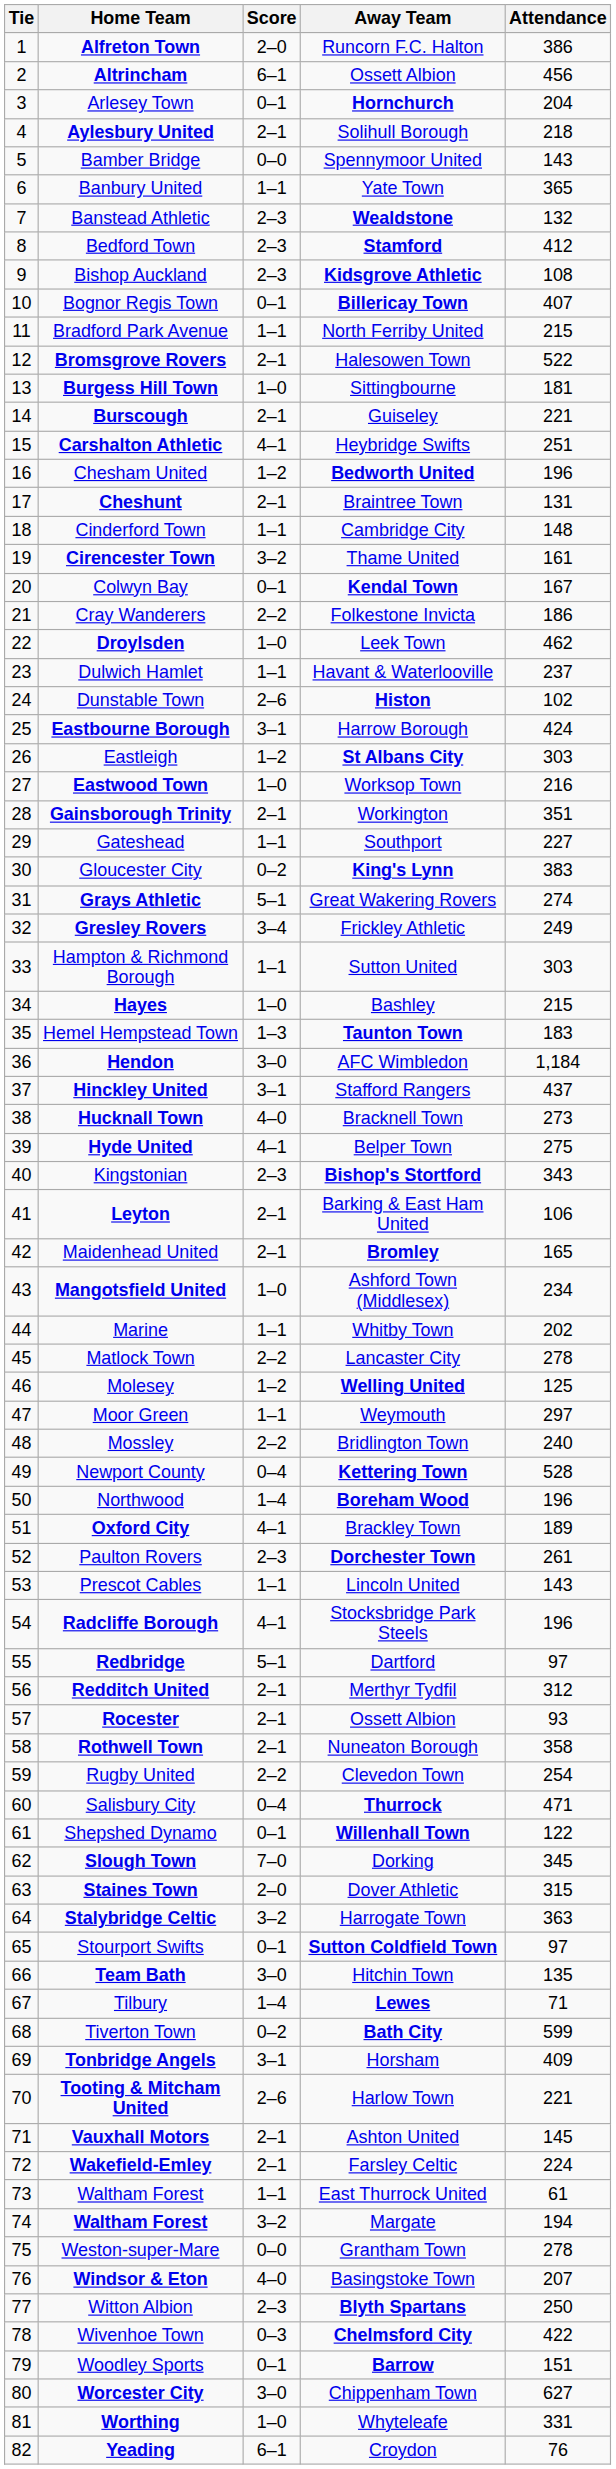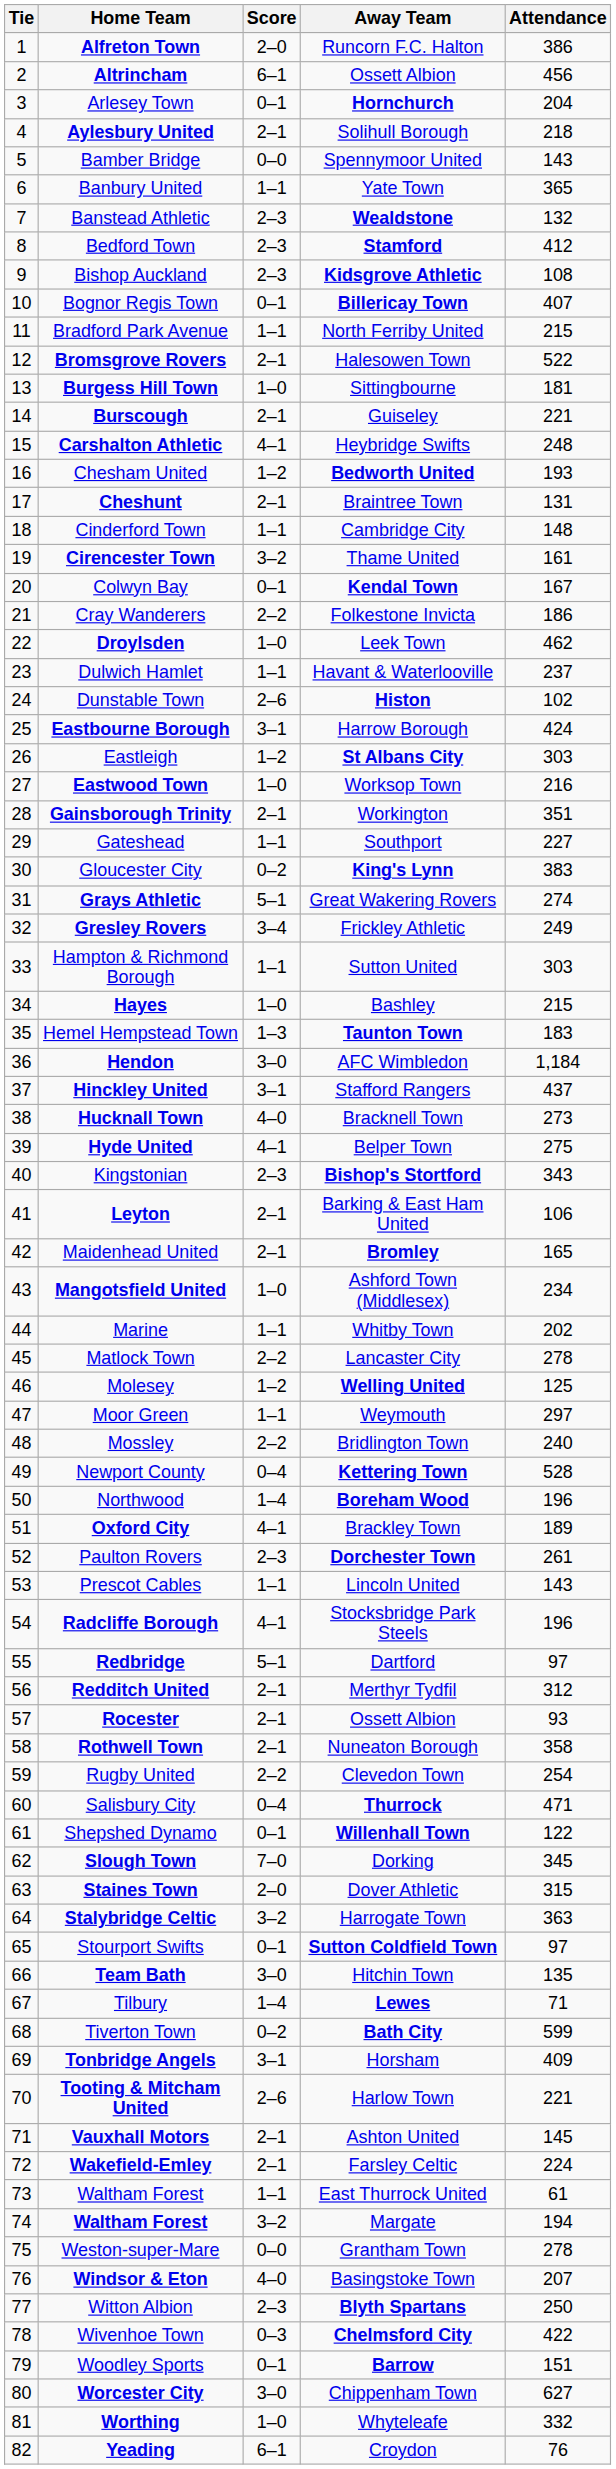(558, 445) 251 -> (558, 445) 248
(558, 473) 196 -> (558, 473) 193
(558, 2421) 331 -> (558, 2421) 332
